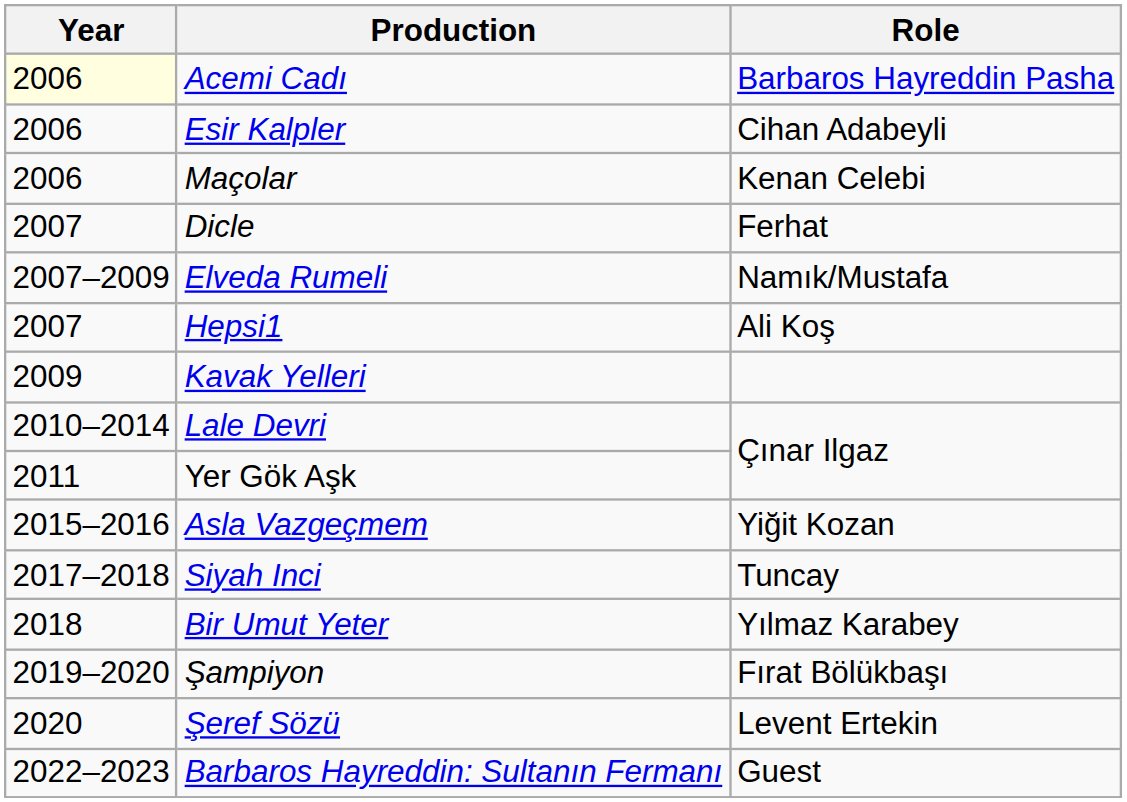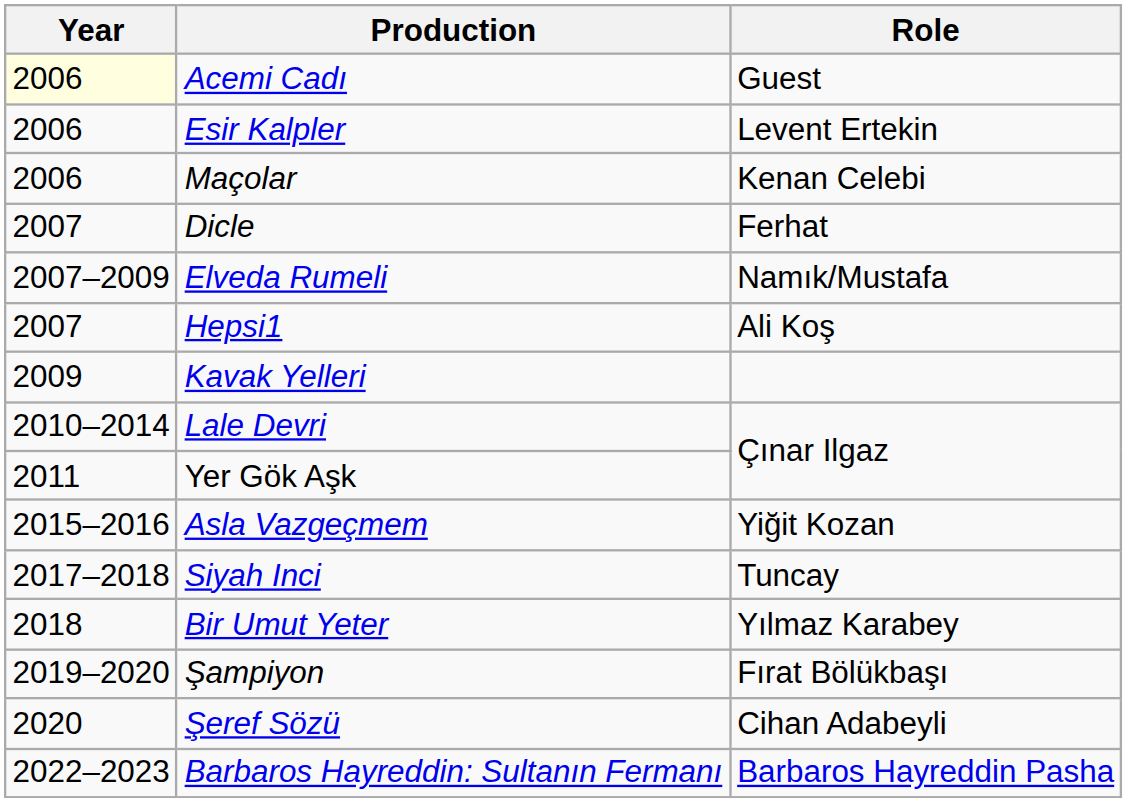(926, 79) Barbaros Hayreddin Pasha -> (779, 79) Guest
(842, 129) Cihan Adabeyli -> (838, 129) Levent Ertekin
(838, 723) Levent Ertekin -> (842, 723) Cihan Adabeyli
(779, 772) Guest -> (926, 772) Barbaros Hayreddin Pasha
